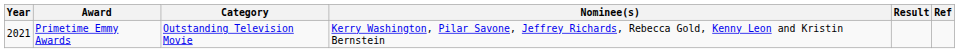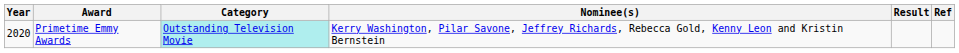(19, 34) 2021 -> (19, 34) 2020
(228, 34) no background -> (228, 34) paleturquoise background
